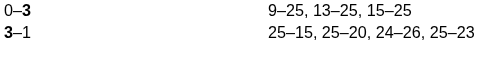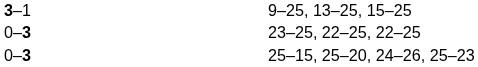(17, 11) 0–3 -> (17, 11) 3–1
+ row: (344, 33)
(17, 33) 3–1 -> (17, 55) 0–3
